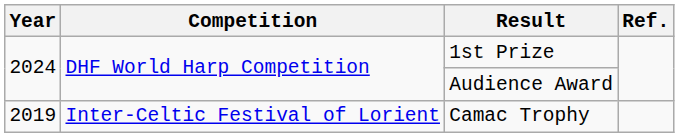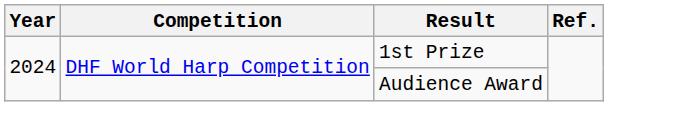- row: (519, 116)
